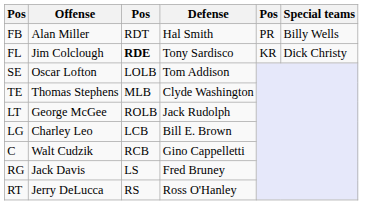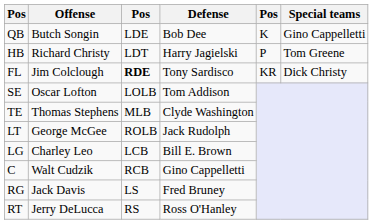+ row: (16, 33)
+ row: (16, 53)
- row: (15, 33)
